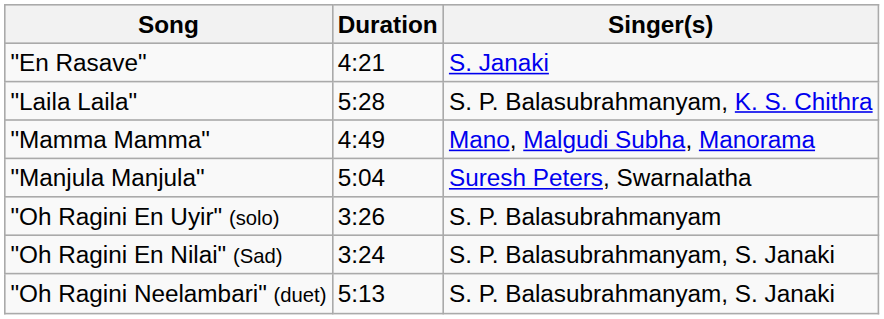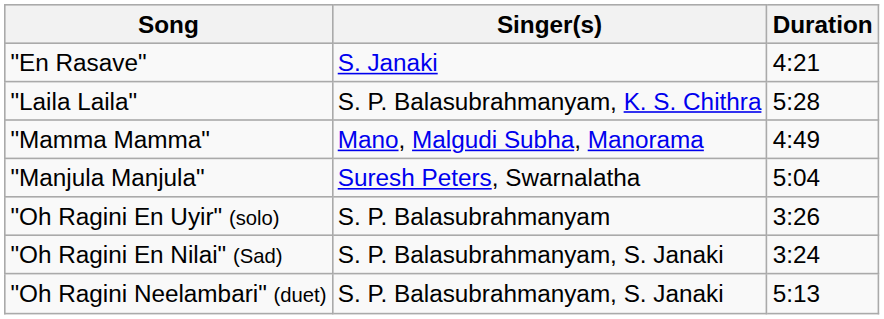columns swapped: (661, 24) <-> (388, 24)
